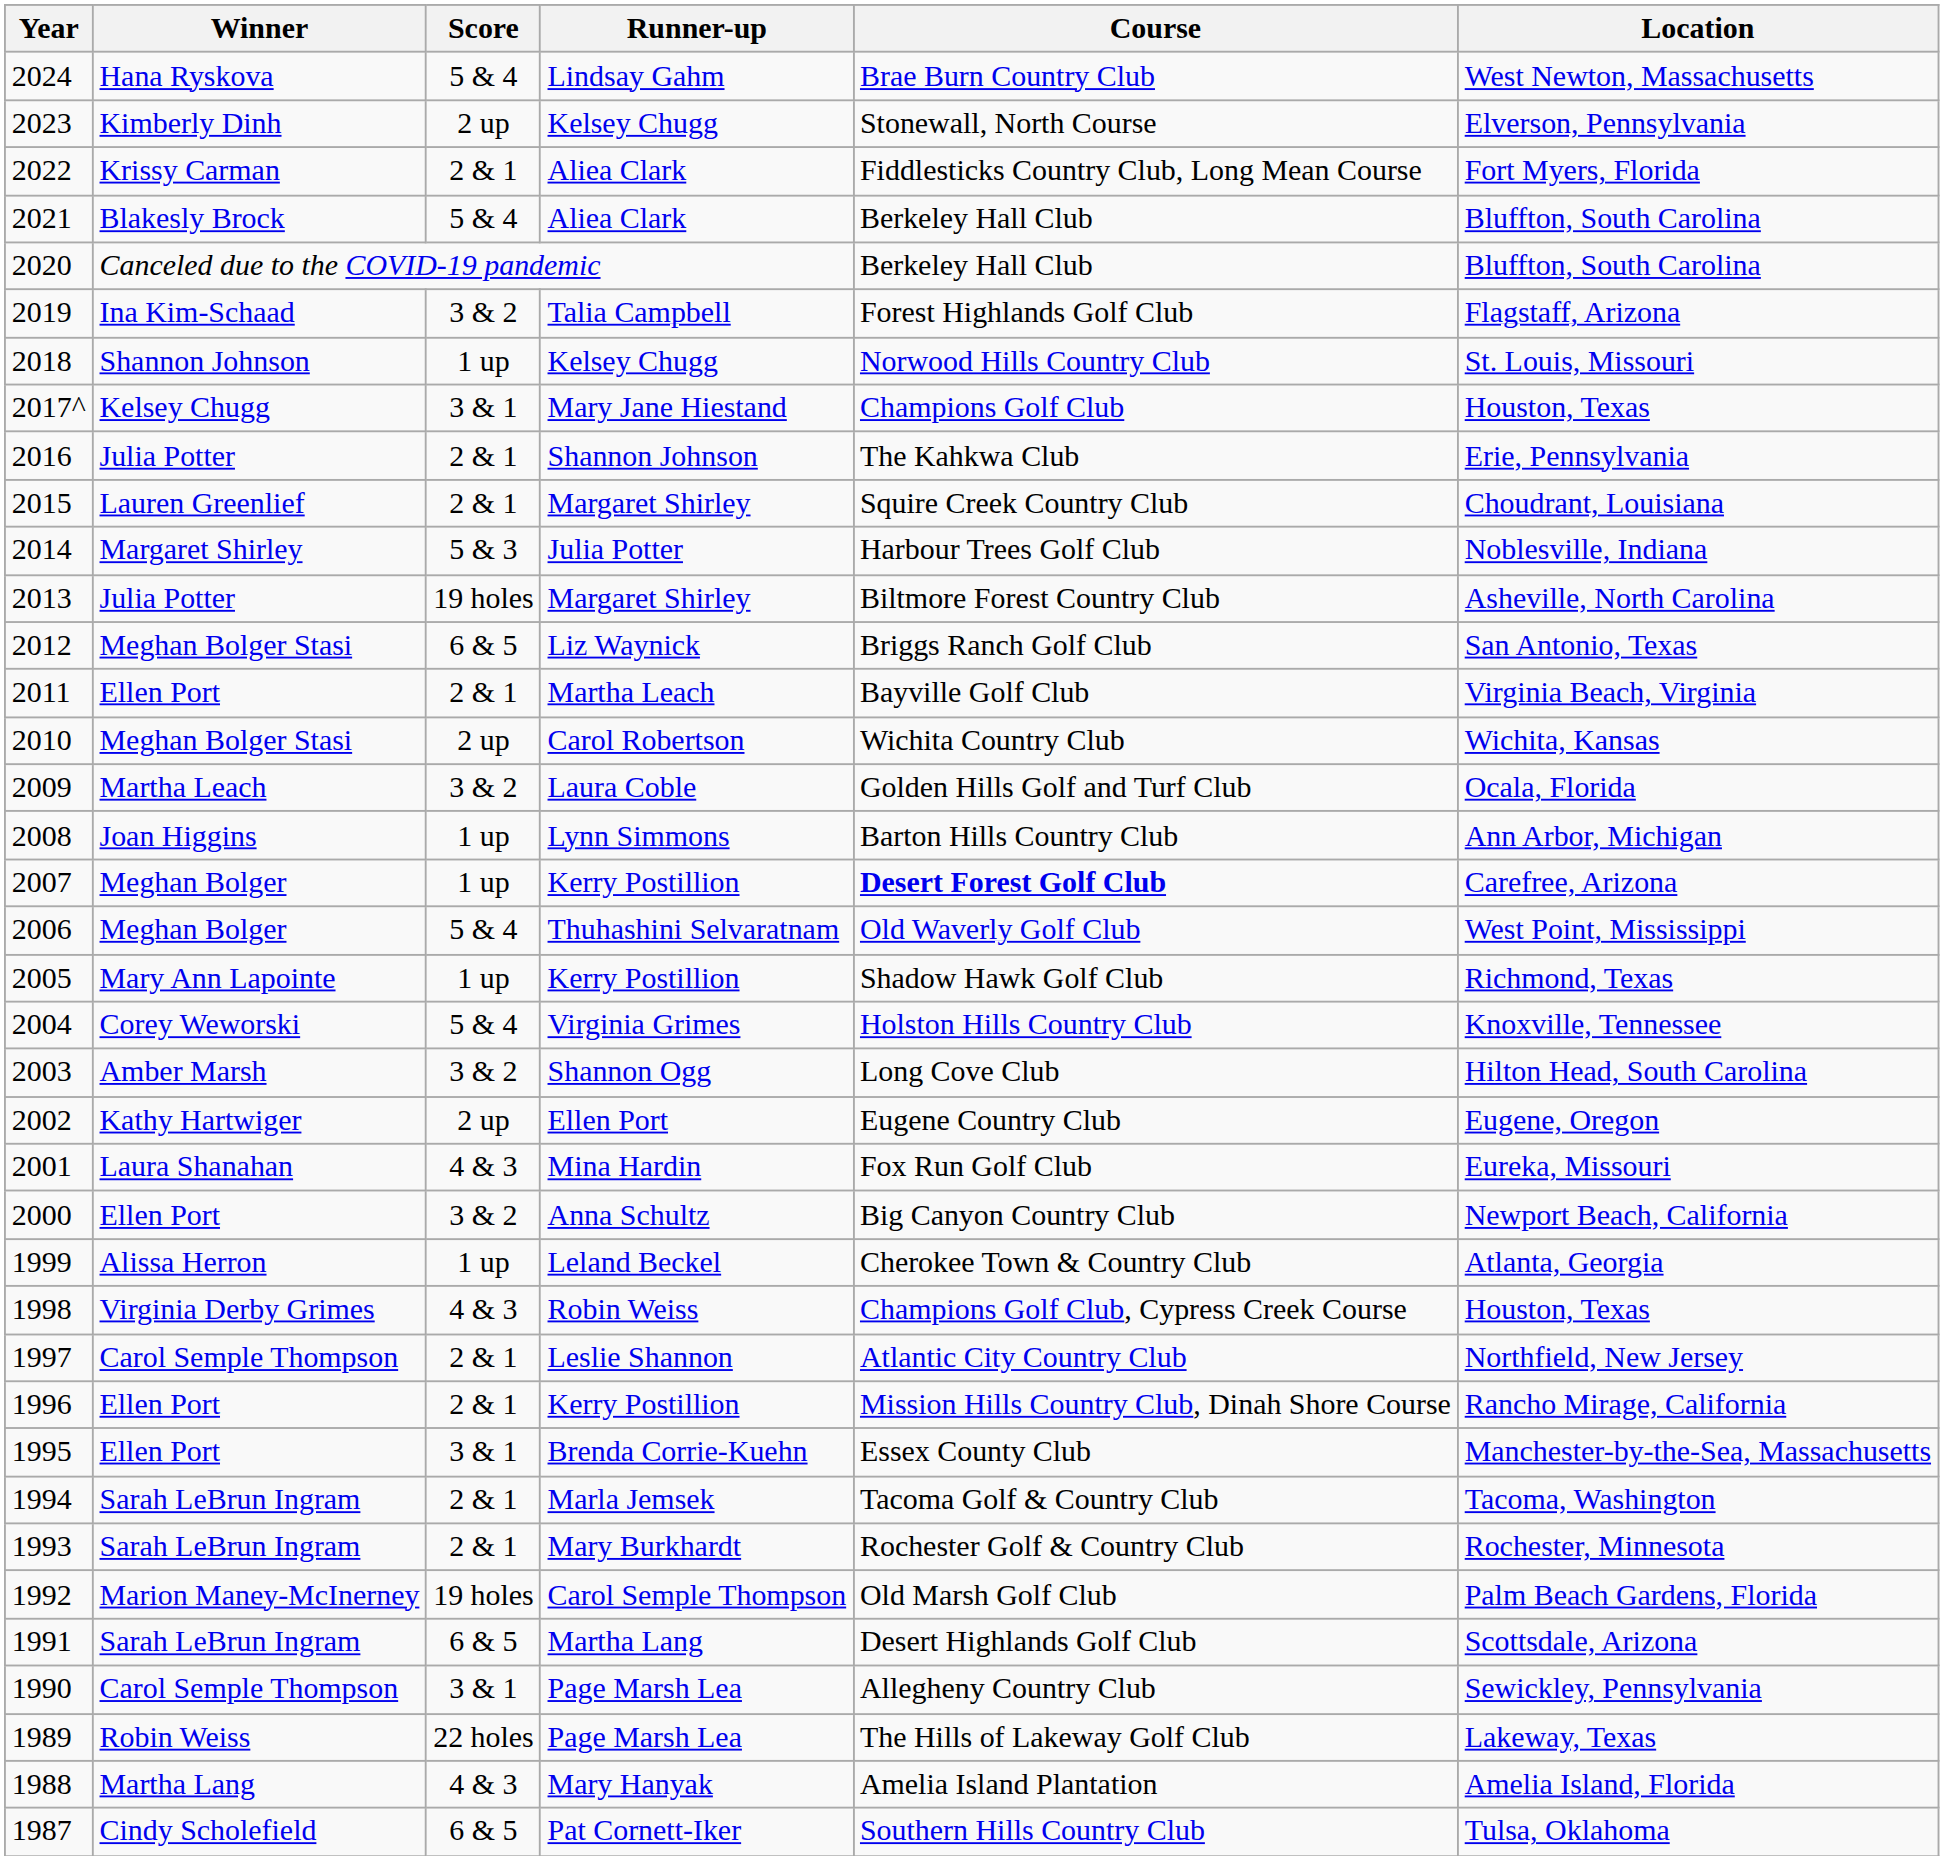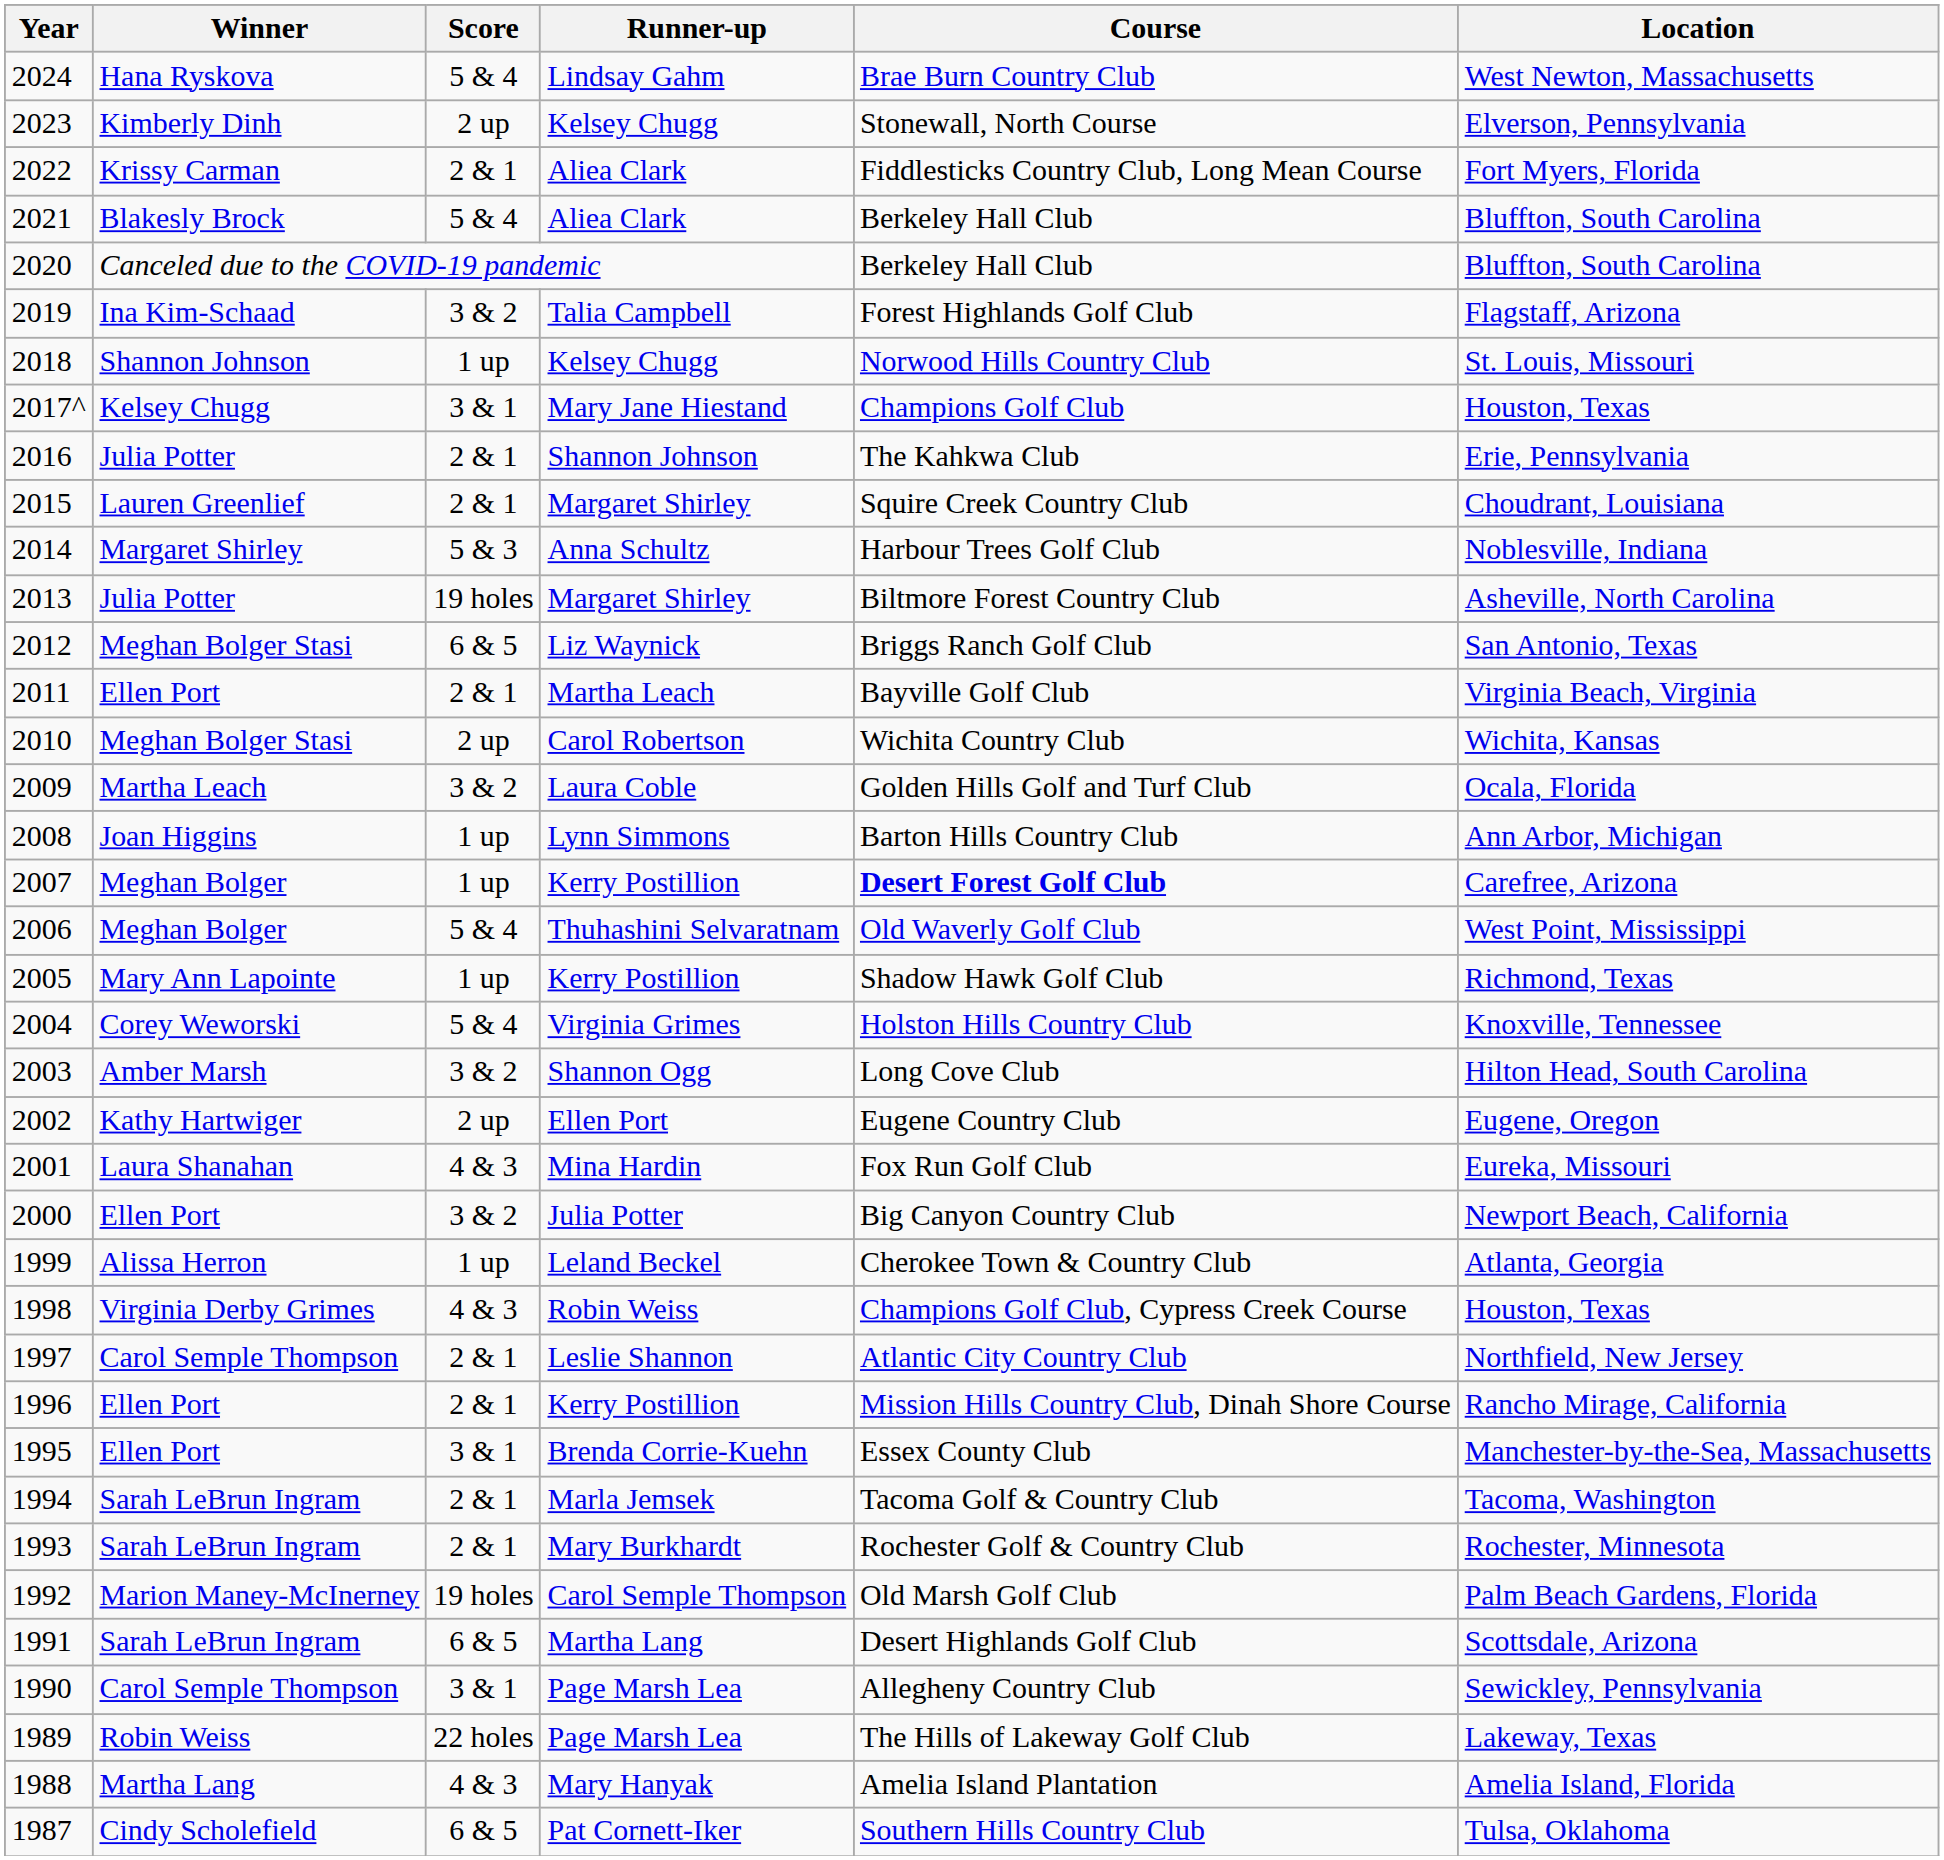(615, 550) Julia Potter -> (629, 550) Anna Schultz
(629, 1214) Anna Schultz -> (615, 1214) Julia Potter
